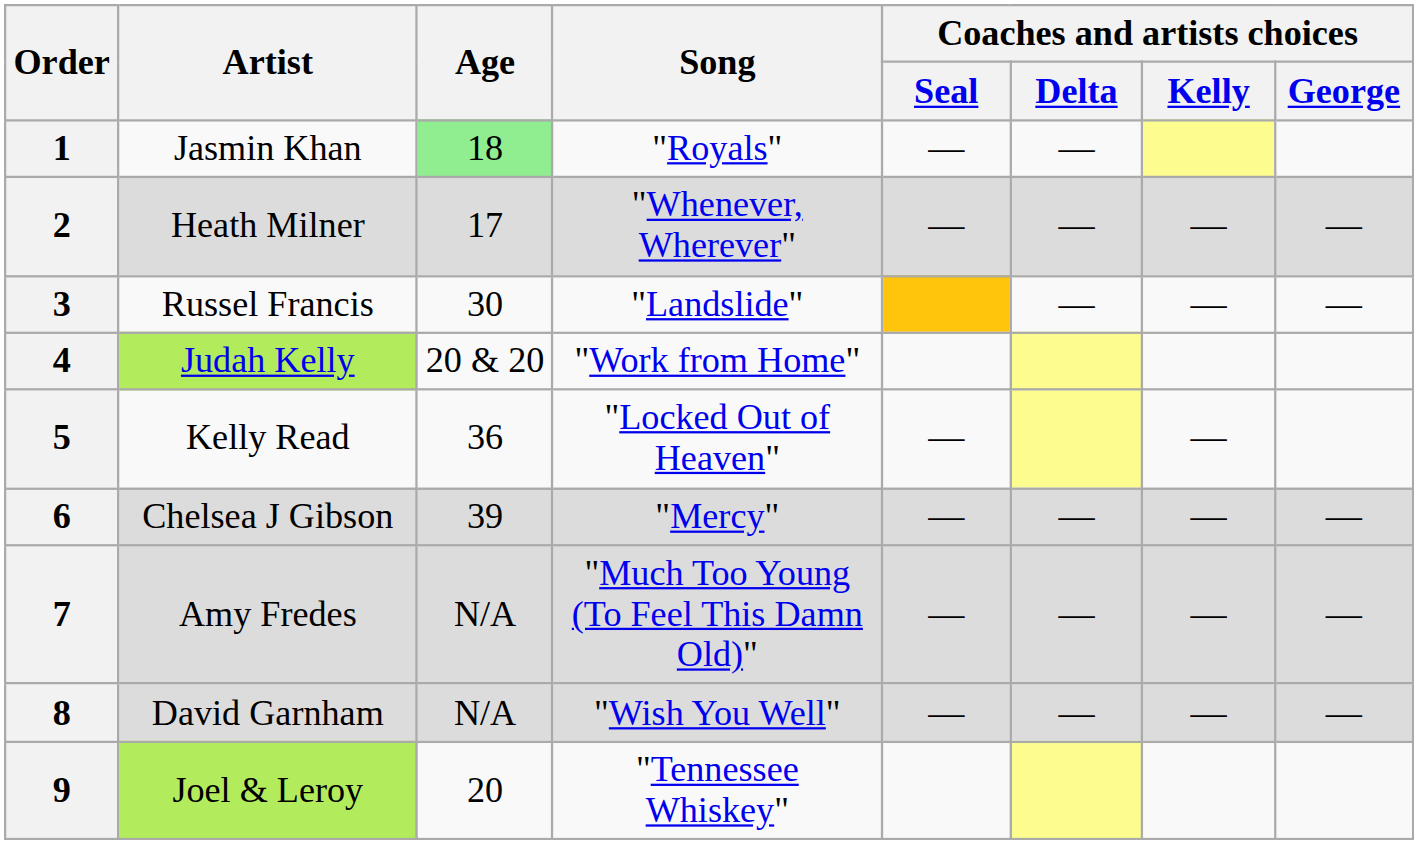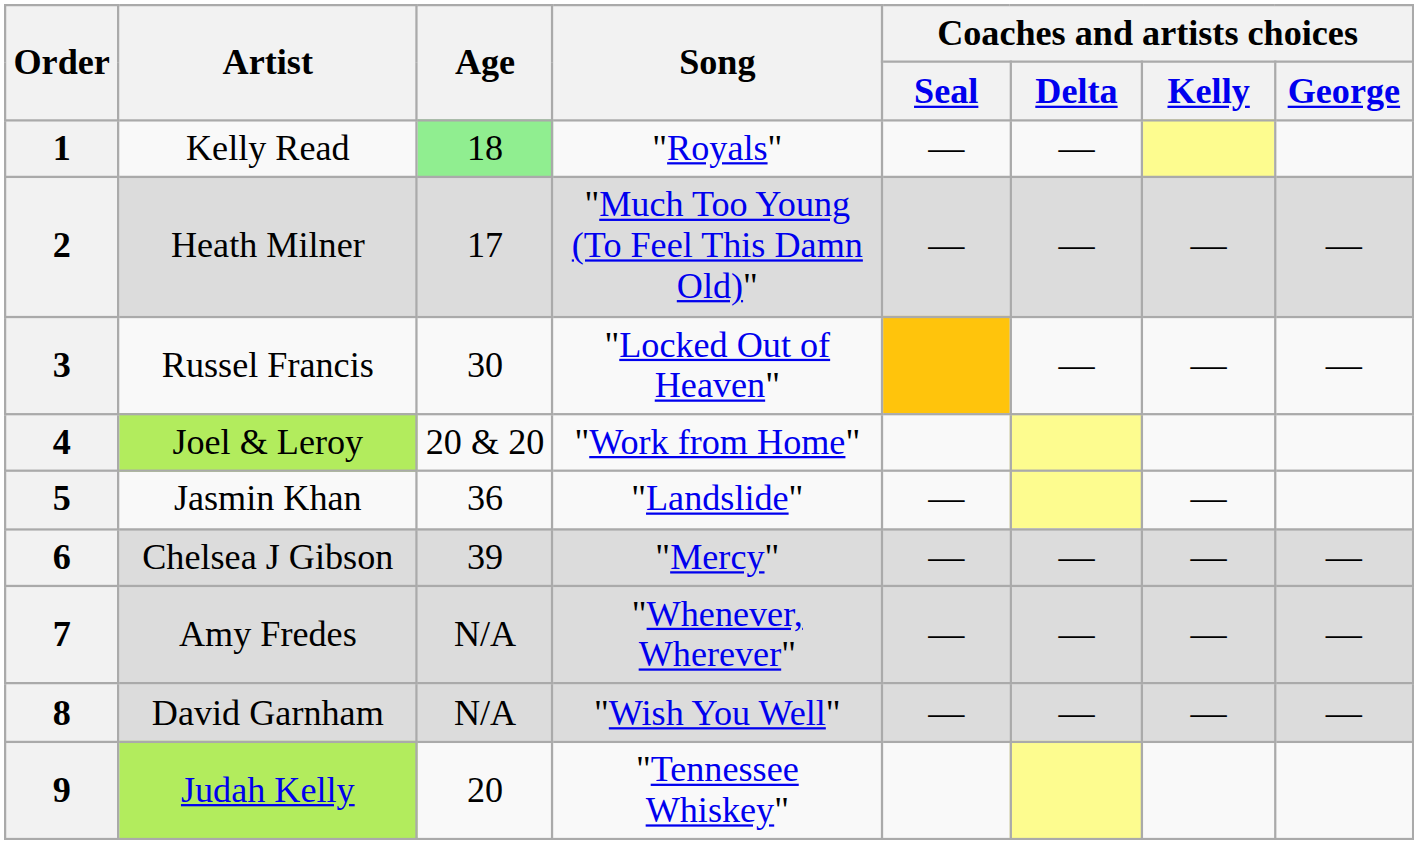(268, 147) Jasmin Khan -> (268, 147) Kelly Read
(717, 225) "Whenever, Wherever" -> (717, 245) "Much Too Young (To Feel This Damn Old)"
(717, 303) "Landslide" -> (717, 364) "Locked Out of Heaven"
(268, 360) Judah Kelly -> (268, 441) Joel & Leroy
(268, 438) Kelly Read -> (268, 499) Jasmin Khan
(717, 438) "Locked Out of Heaven" -> (717, 499) "Landslide"
(717, 613) "Much Too Young (To Feel This Damn Old)" -> (717, 634) "Whenever, Wherever"
(268, 789) Joel & Leroy -> (268, 789) Judah Kelly
